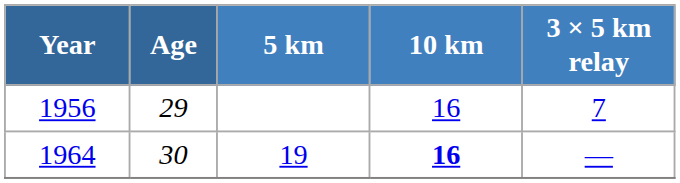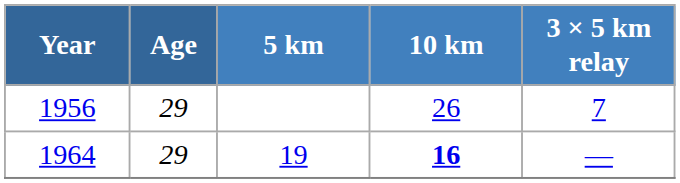(446, 108) 16 -> (446, 108) 26
(173, 154) 30 -> (173, 154) 29
